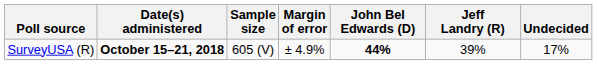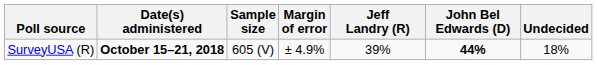columns swapped: (378, 22) <-> (473, 22)
(556, 49) 17% -> (556, 49) 18%
